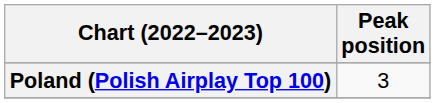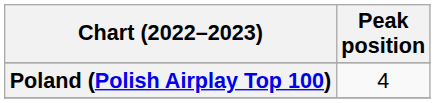(383, 80) 3 -> (383, 80) 4
